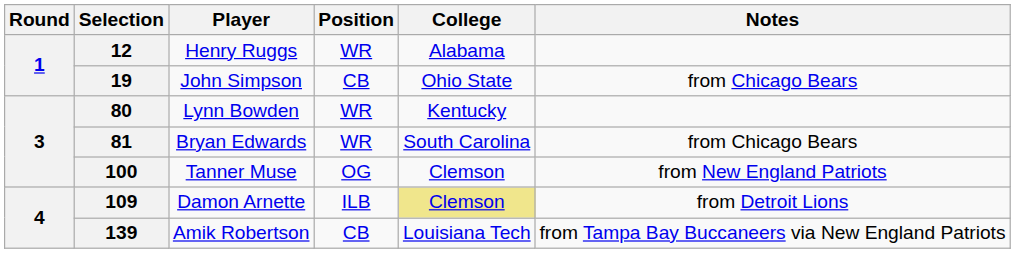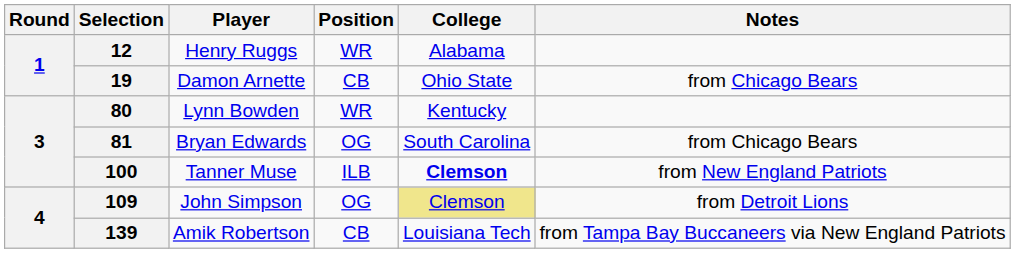(241, 80) John Simpson -> (241, 80) Damon Arnette
(356, 141) WR -> (356, 141) OG
(356, 171) OG -> (356, 171) ILB
(467, 171) normal -> (467, 171) bold
(241, 202) Damon Arnette -> (241, 202) John Simpson
(356, 202) ILB -> (356, 202) OG
